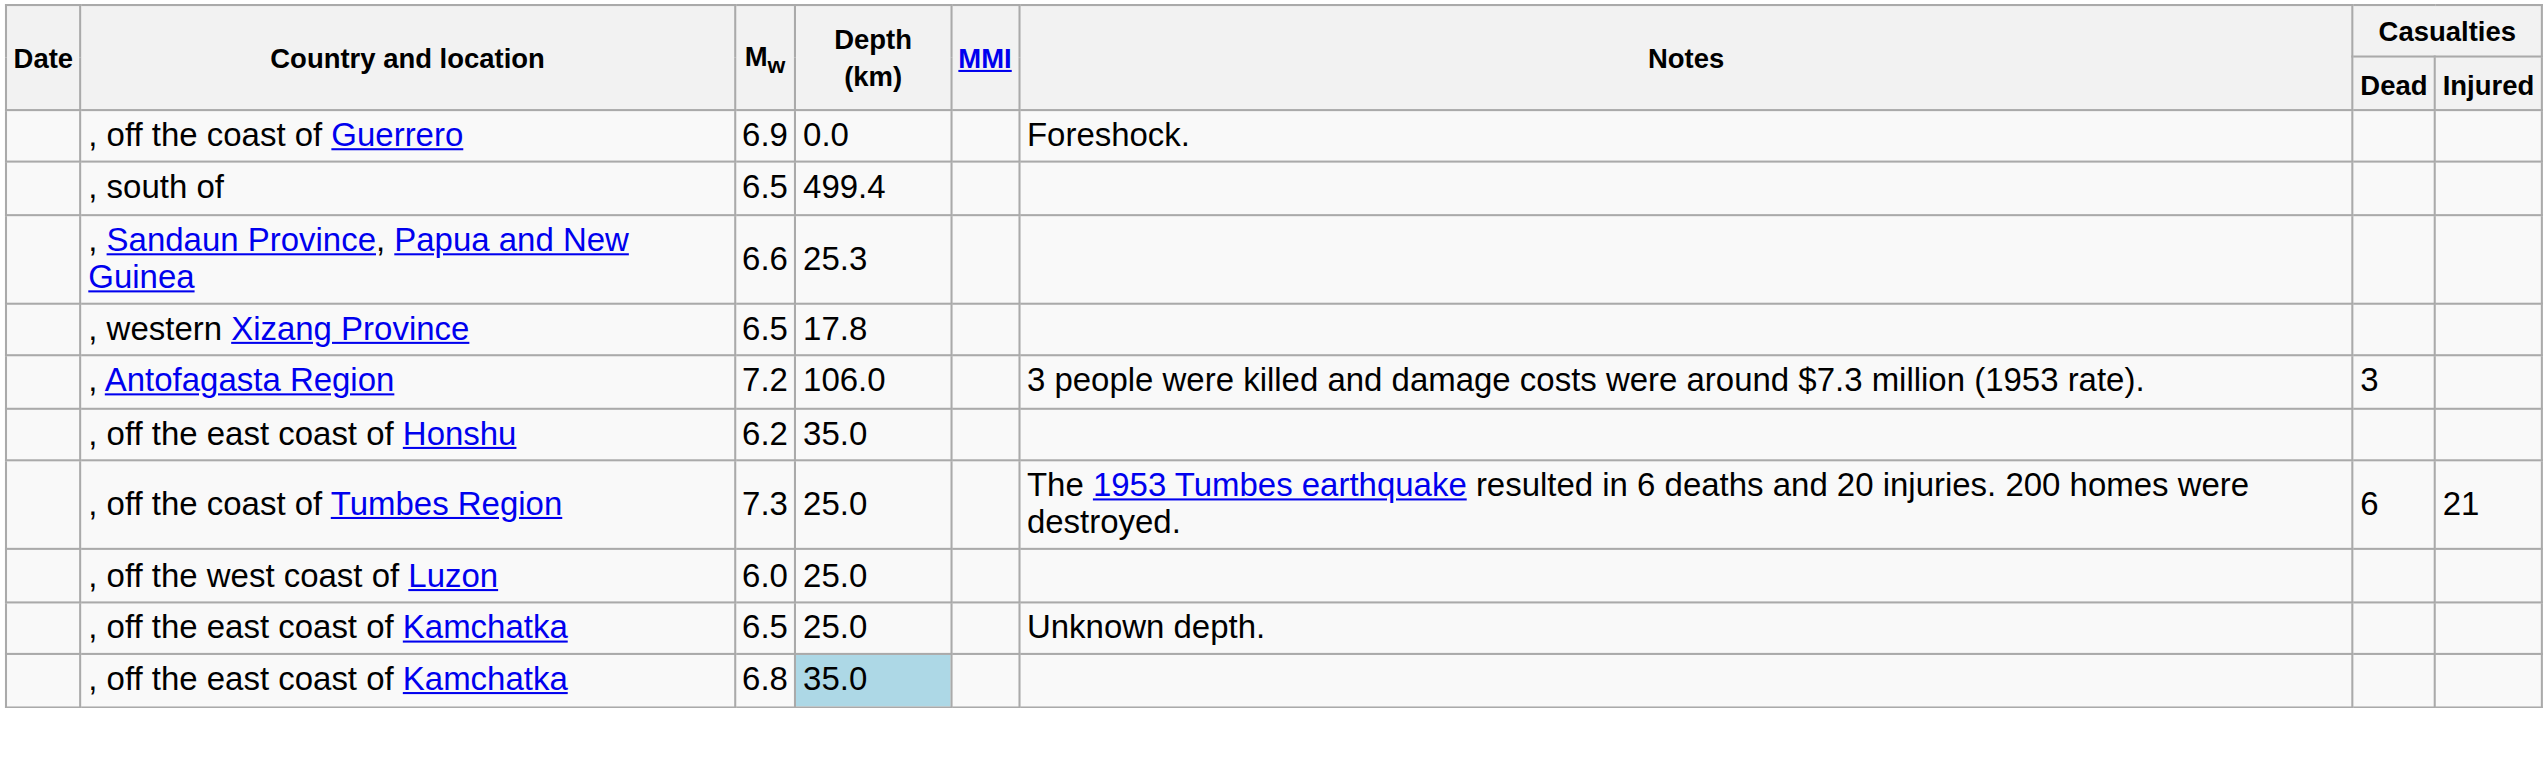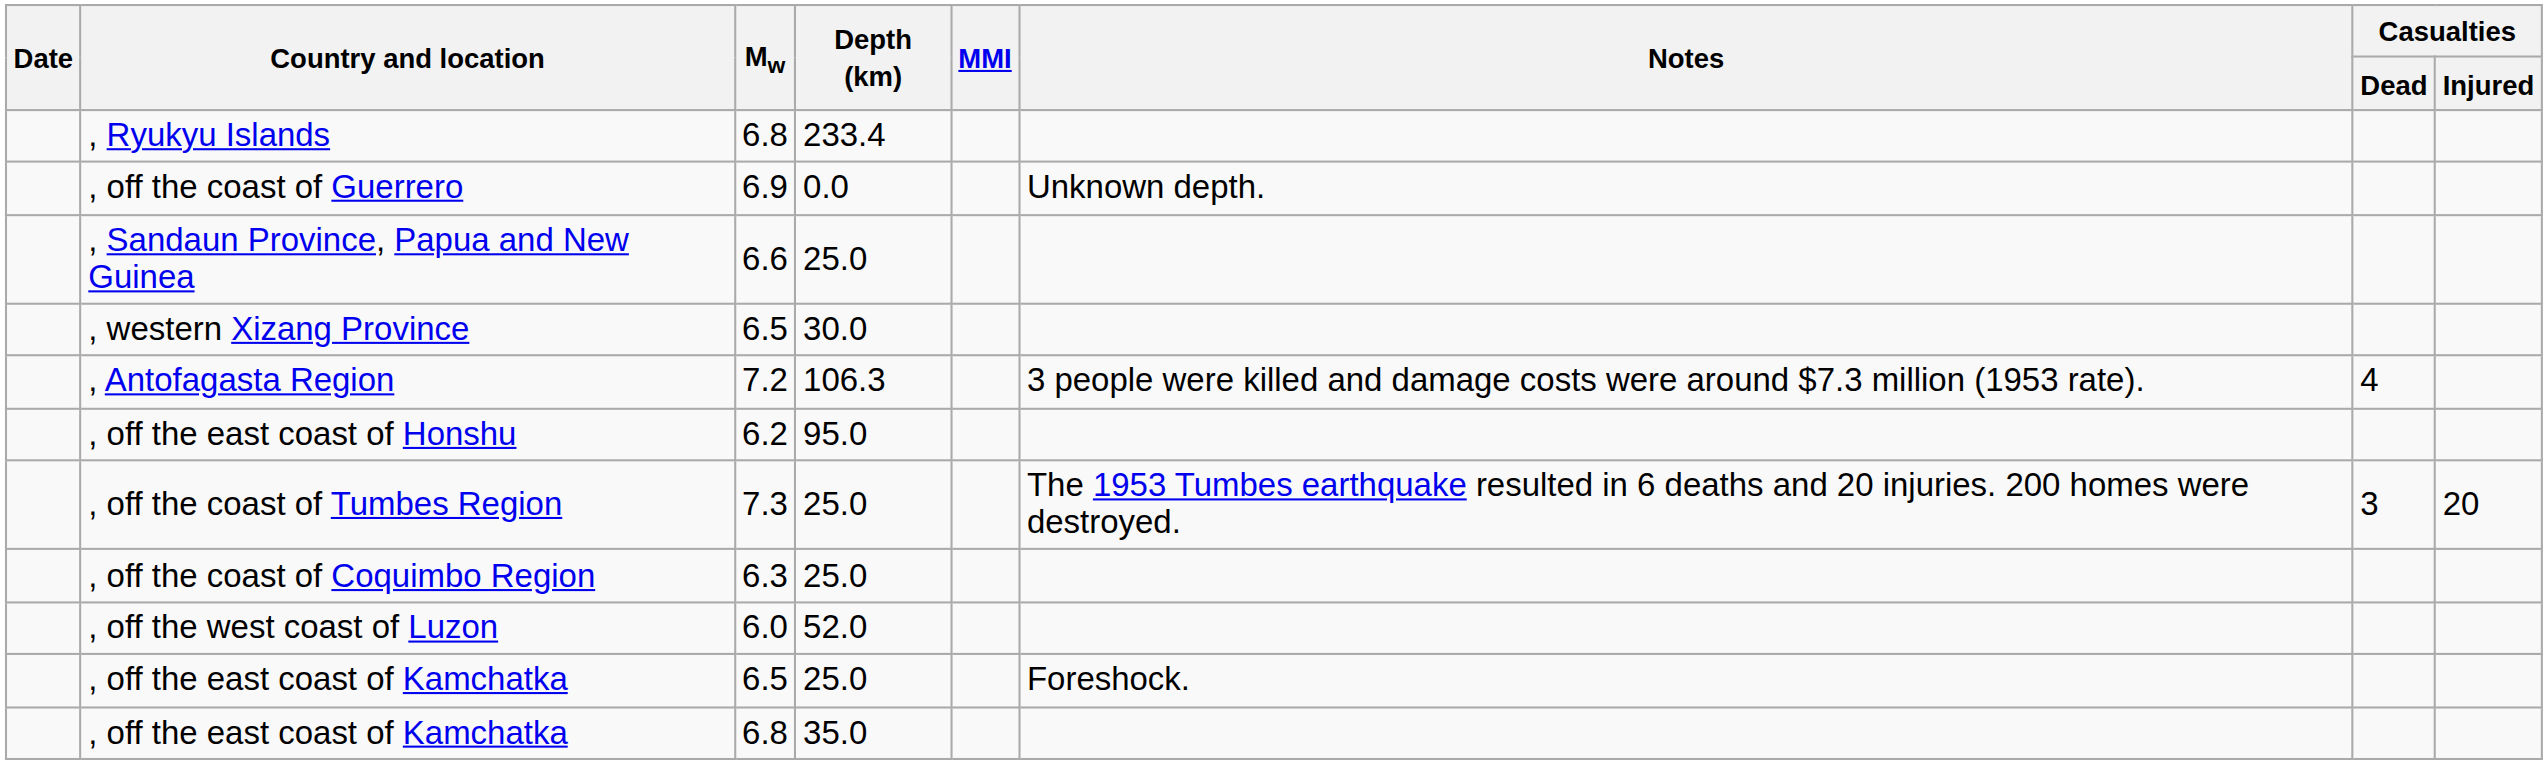+ row: (209, 135)
(1108, 135) Foreshock. -> (1146, 187) Unknown depth.
- row: (156, 187)
(835, 258) 25.3 -> (835, 258) 25.0
(835, 329) 17.8 -> (835, 329) 30.0
(844, 381) 106.0 -> (844, 381) 106.3
(2370, 381) 3 -> (2370, 381) 4
(835, 433) 35.0 -> (835, 433) 95.0
(2370, 504) 6 -> (2370, 504) 3
(2461, 504) 21 -> (2461, 504) 20
+ row: (342, 575)
(835, 575) 25.0 -> (835, 627) 52.0
(1146, 627) Unknown depth. -> (1108, 679) Foreshock.
(835, 679) lightblue background -> (835, 732) no background
